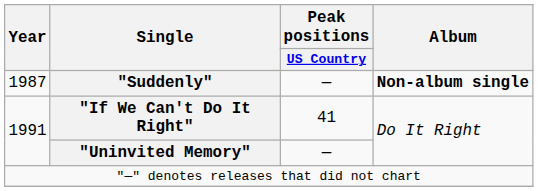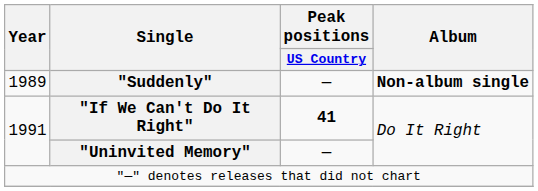(27, 83) 1987 -> (27, 83) 1989
(326, 118) normal -> (326, 118) bold
